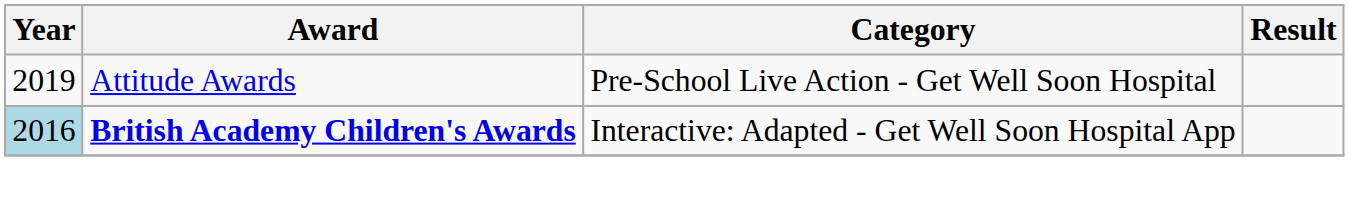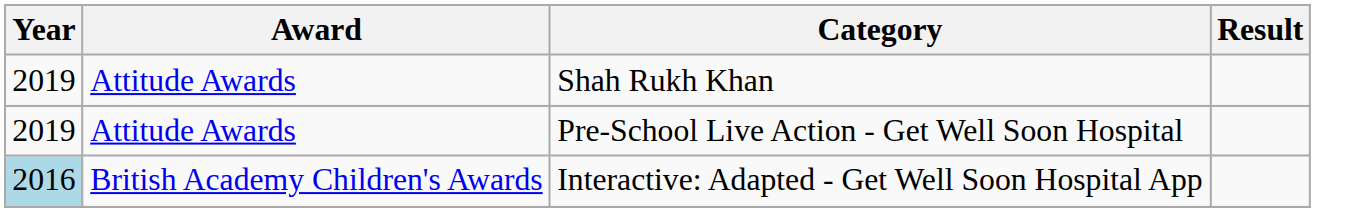+ row: (666, 79)
(333, 130) bold -> (316, 180) normal
